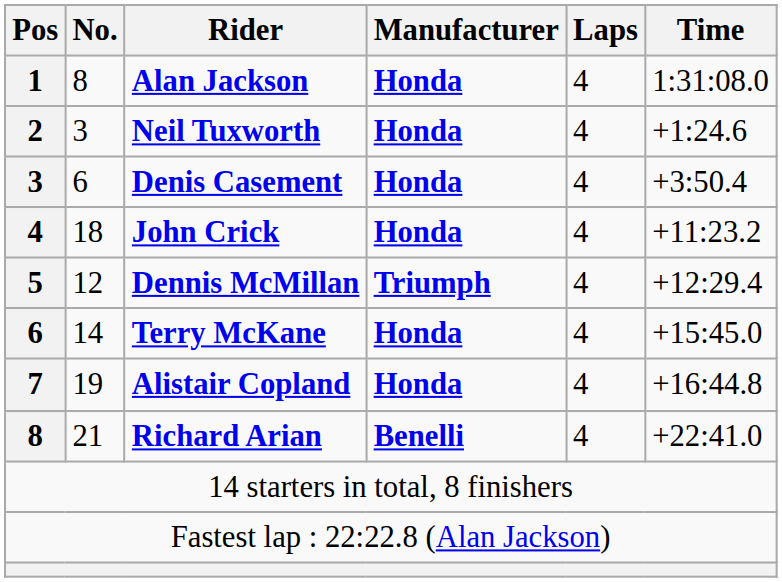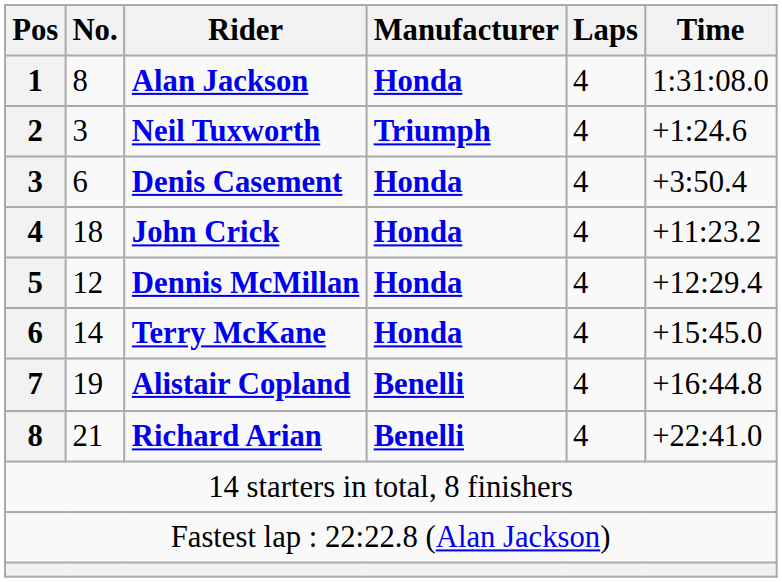(418, 131) Honda -> (432, 131) Triumph
(432, 283) Triumph -> (418, 283) Honda
(418, 384) Honda -> (419, 384) Benelli
